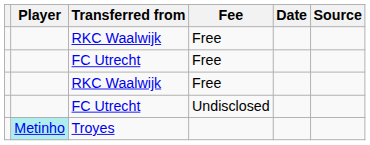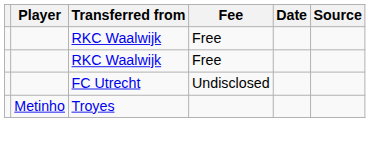- row: (106, 60)
(40, 128) paleturquoise background -> (40, 106) no background
